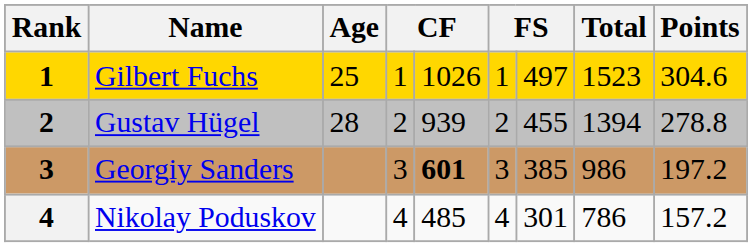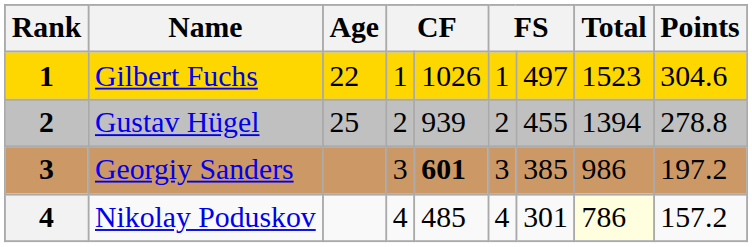(344, 75) 25 -> (344, 75) 22
(344, 122) 28 -> (344, 122) 25
(604, 216) no background -> (604, 216) lightyellow background
